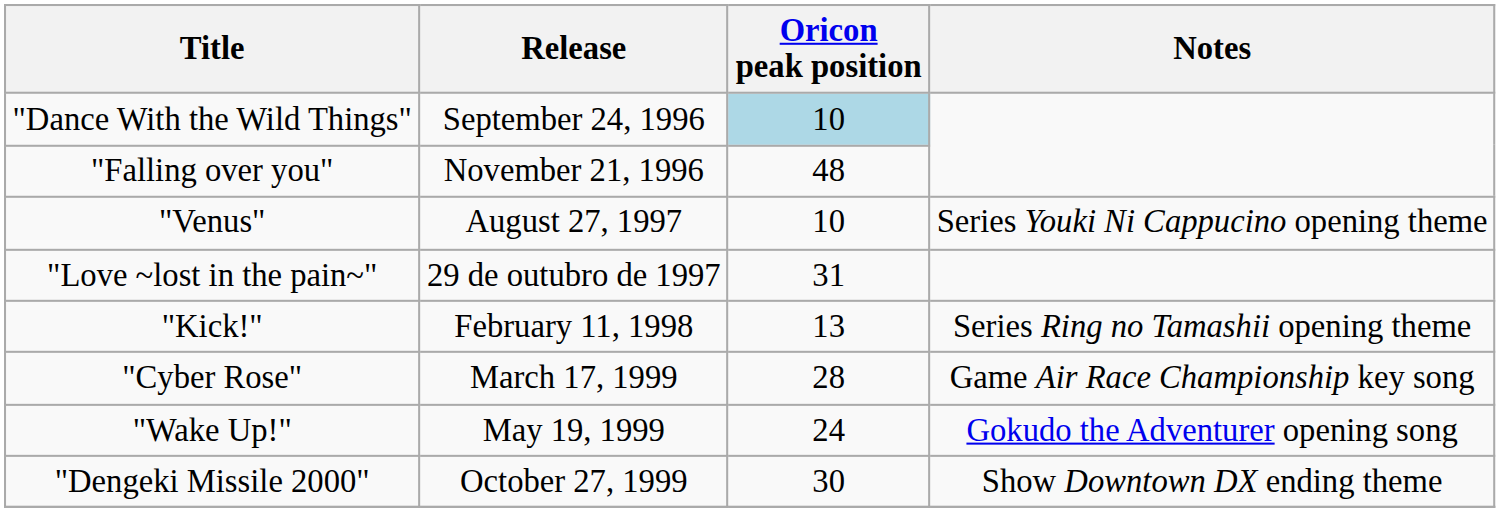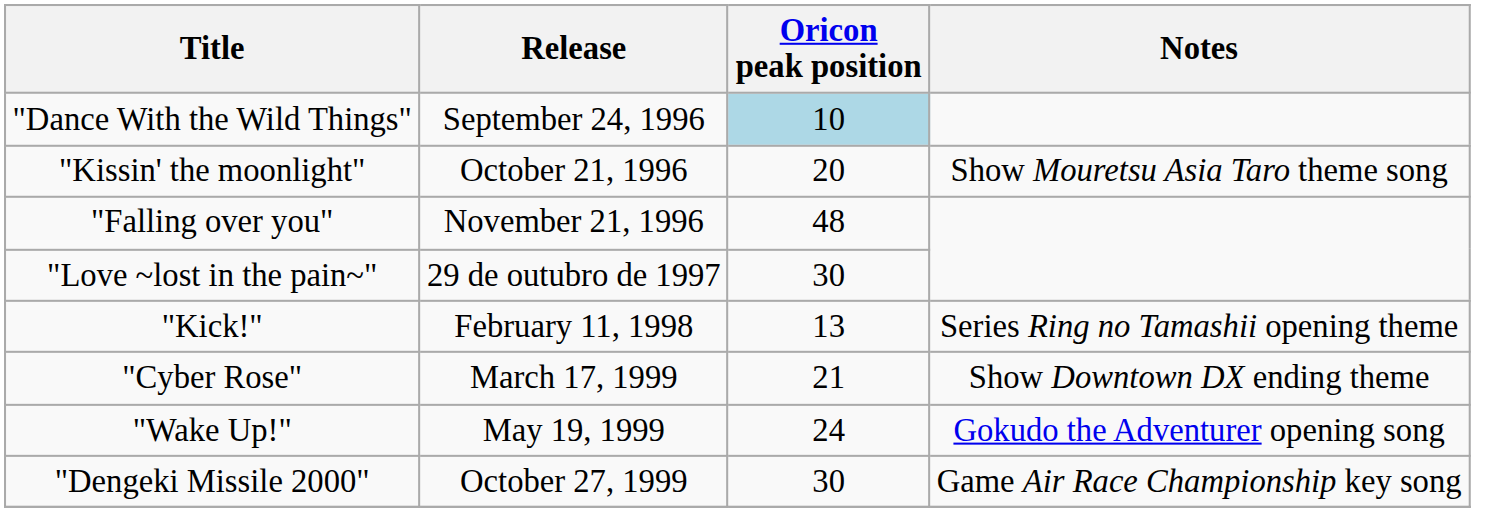+ row: (212, 170)
- row: (212, 222)
(829, 274) 31 -> (829, 274) 30
(829, 377) 28 -> (829, 377) 21
(1212, 377) Game Air Race Championship key song -> (1199, 377) Show Downtown DX ending theme
(1212, 481) Show Downtown DX ending theme -> (1199, 481) Game Air Race Championship key song
